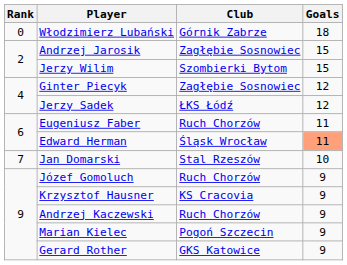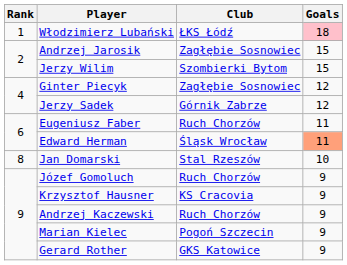(21, 32) 0 -> (21, 32) 1
(223, 32) Górnik Zabrze -> (206, 32) ŁKS Łódź
(323, 32) no background -> (323, 32) pink background
(206, 105) ŁKS Łódź -> (223, 105) Górnik Zabrze
(21, 159) 7 -> (21, 159) 8
